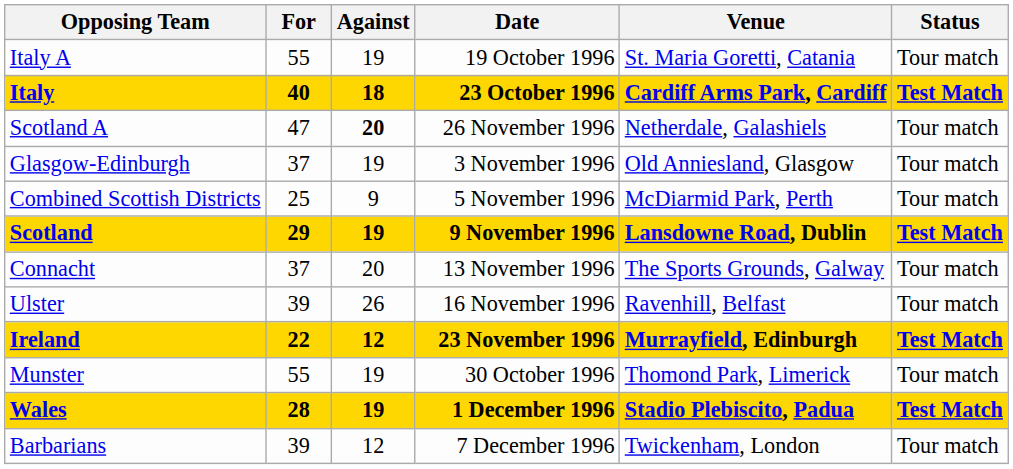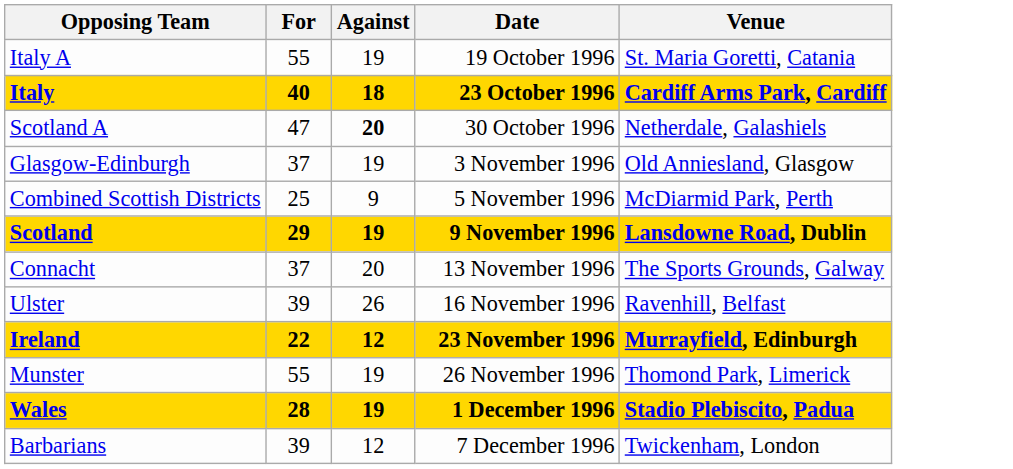- column: (950, 22)
(529, 127) 26 November 1996 -> (540, 127) 30 October 1996
(540, 374) 30 October 1996 -> (529, 374) 26 November 1996
